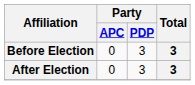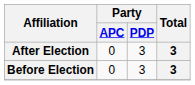rows swapped: (51, 51) <-> (51, 70)
